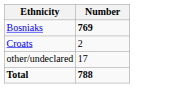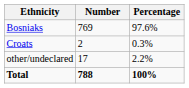+ column: (157, 12)
(85, 28) bold -> (85, 28) normal
